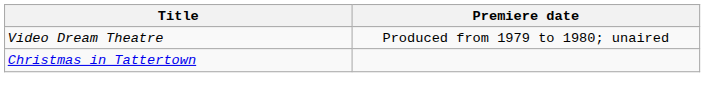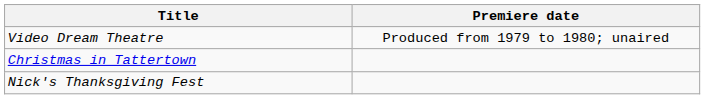+ row: (106, 82)
